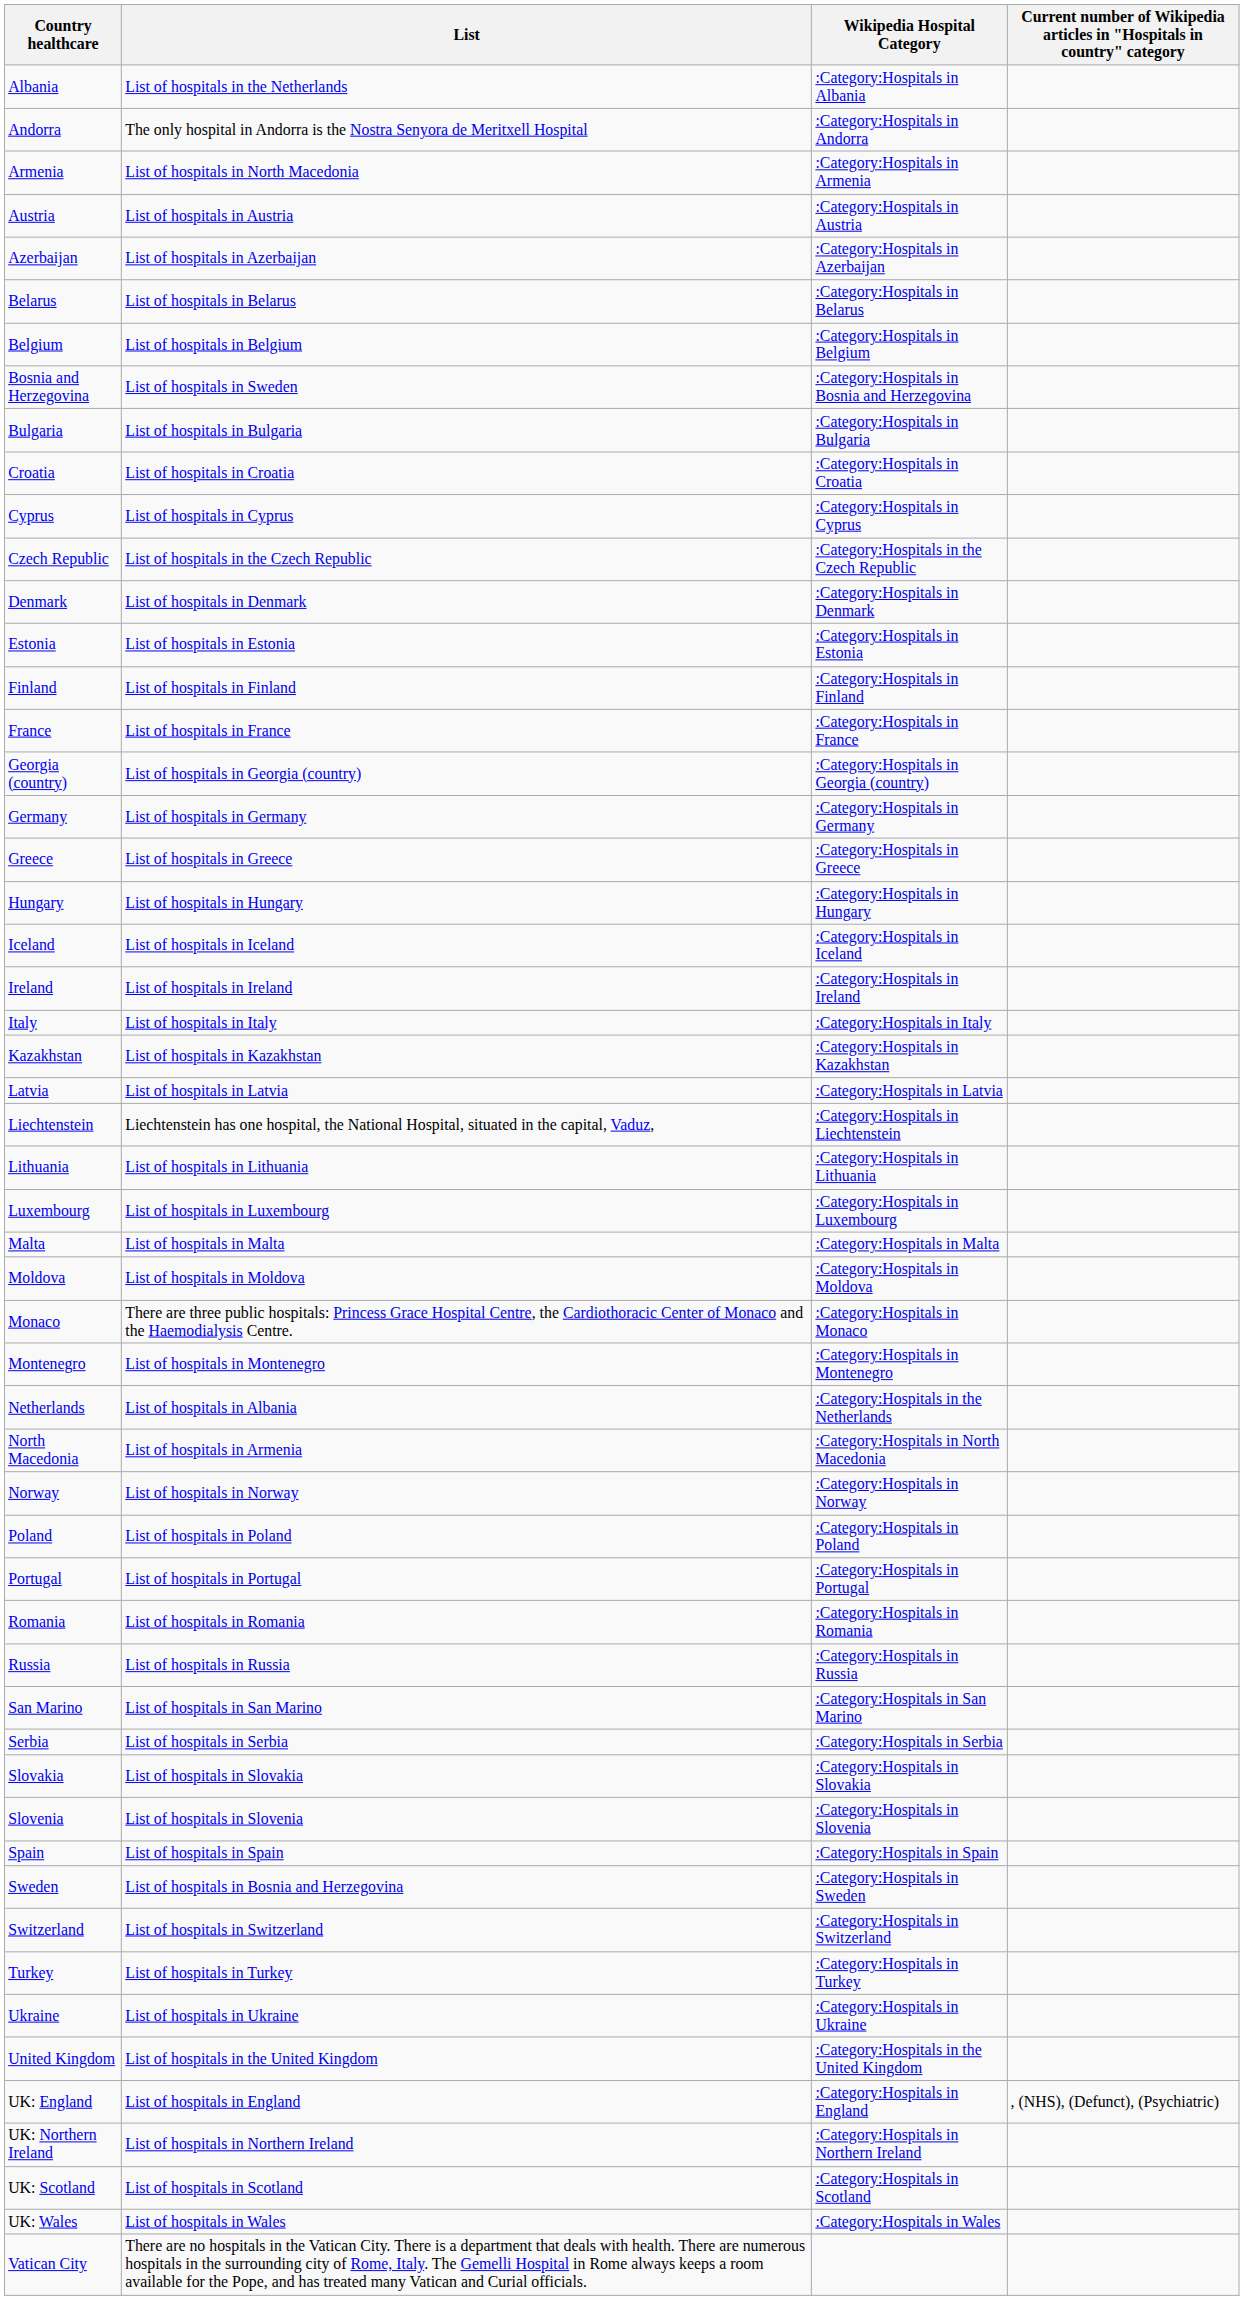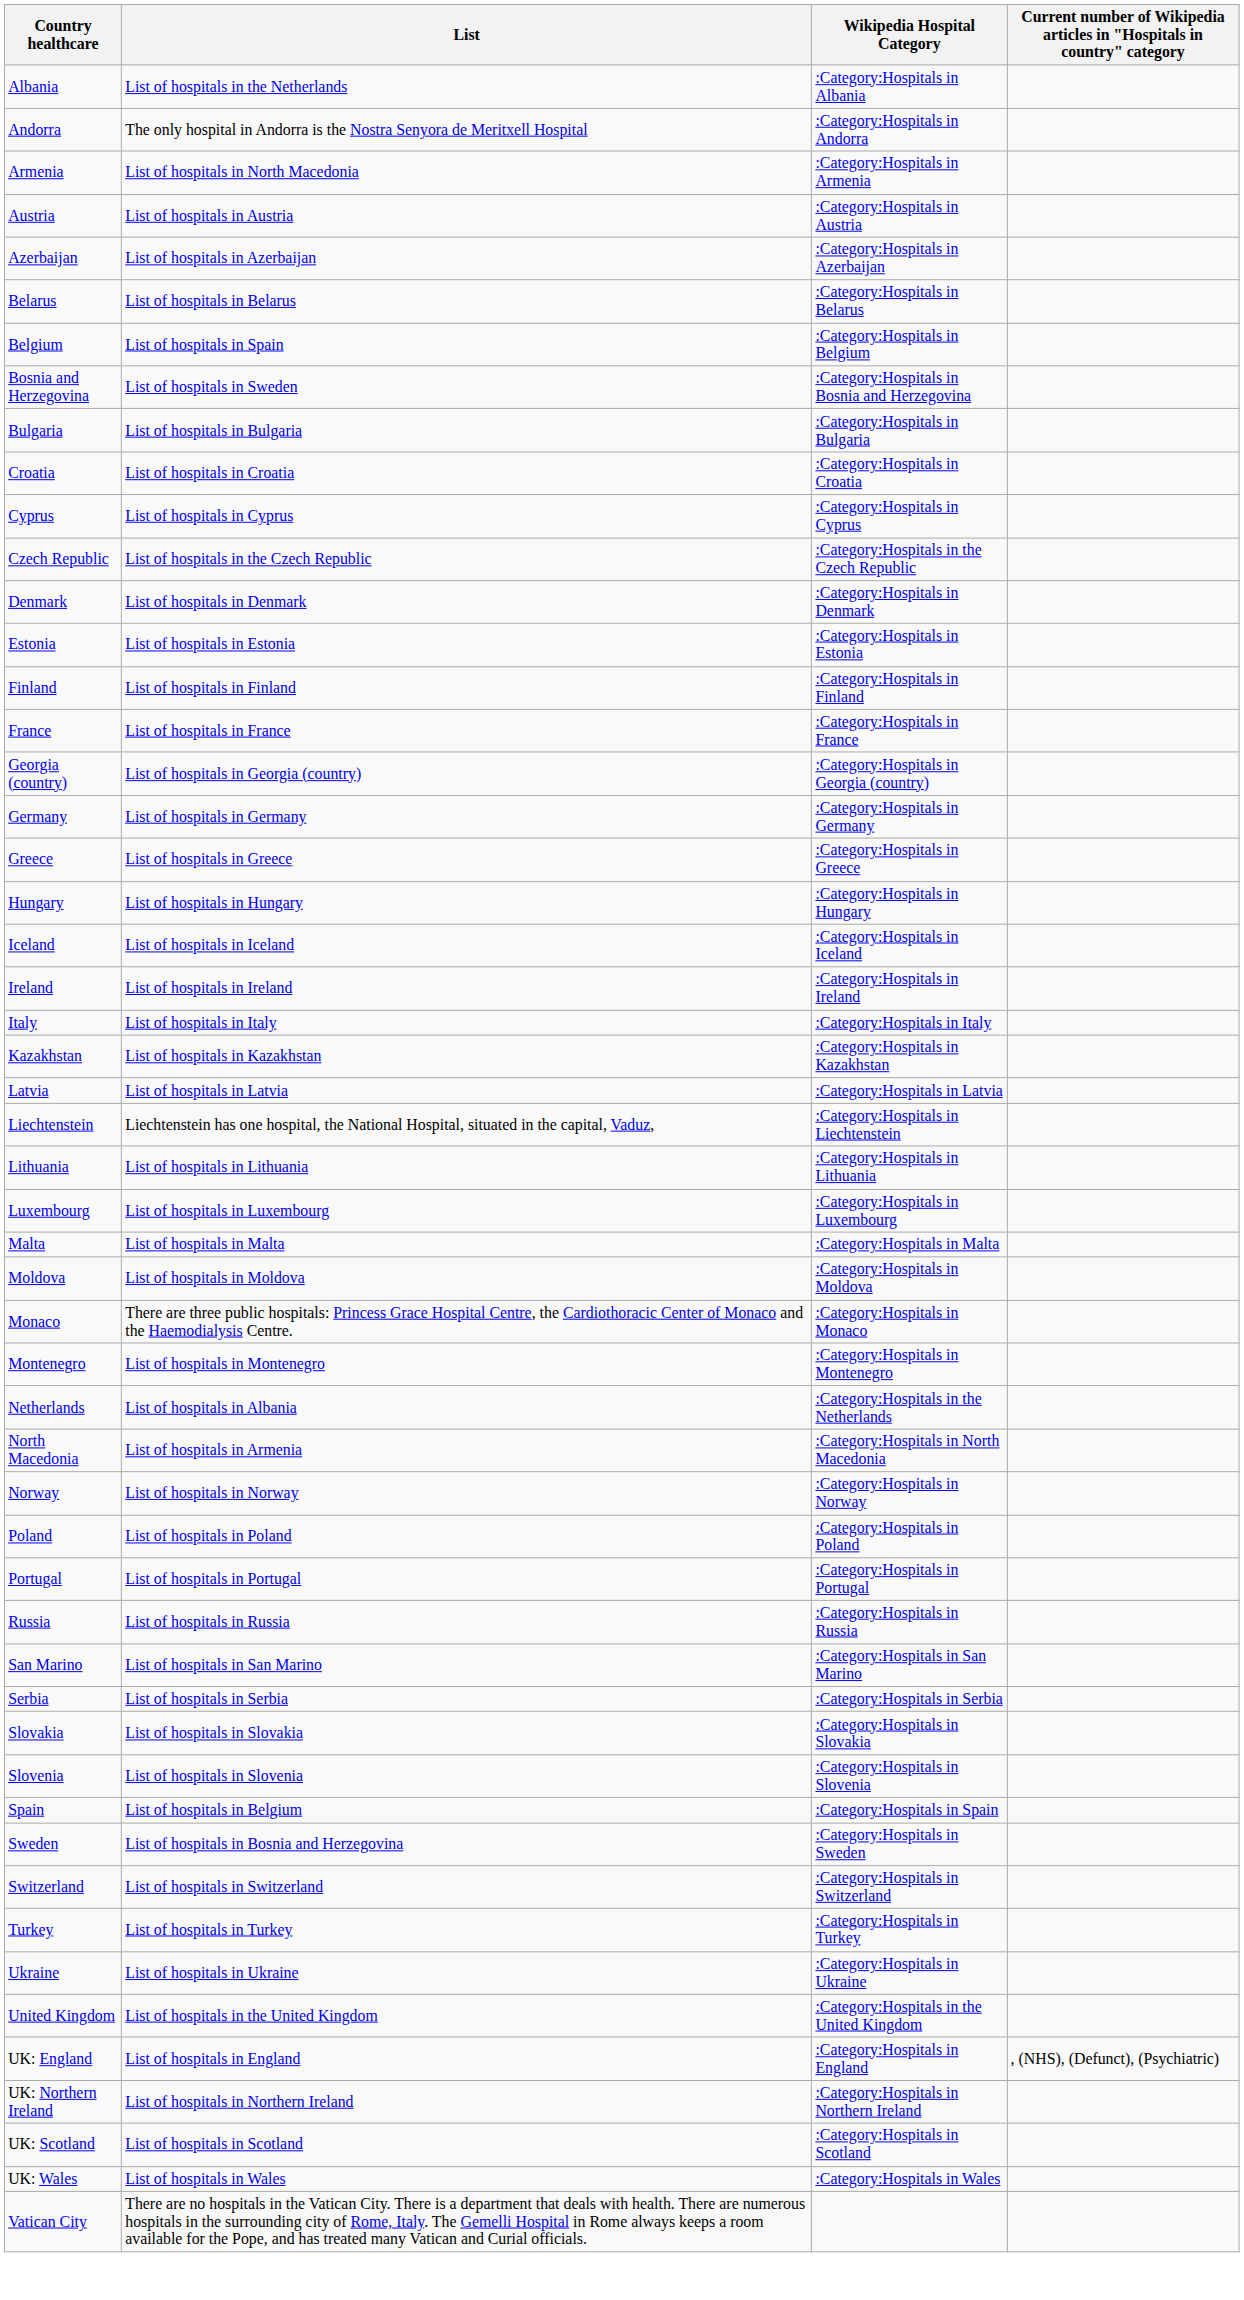(214, 344) List of hospitals in Belgium -> (204, 344) List of hospitals in Spain
- row: (37, 1622)
(204, 1853) List of hospitals in Spain -> (214, 1810) List of hospitals in Belgium
